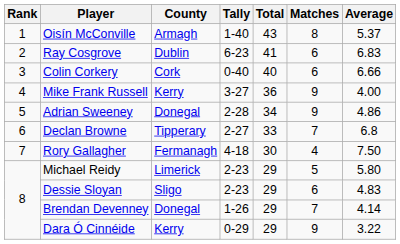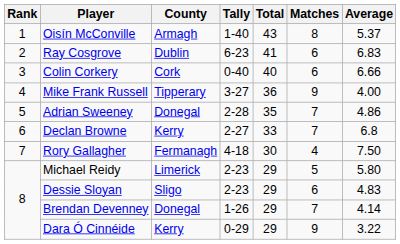(169, 92) Kerry -> (180, 92) Tipperary
(270, 111) 34 -> (270, 111) 35
(315, 111) 9 -> (315, 111) 7
(180, 131) Tipperary -> (169, 131) Kerry
